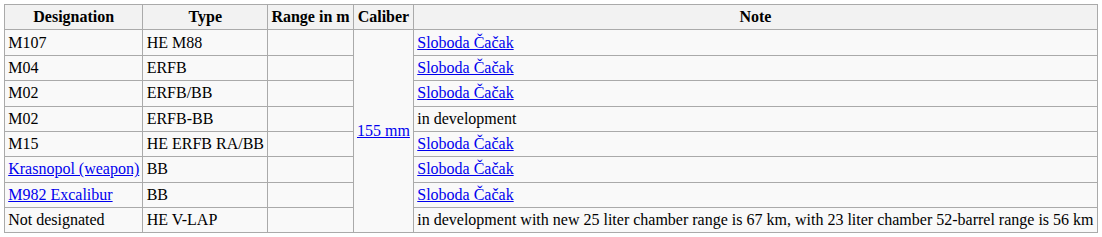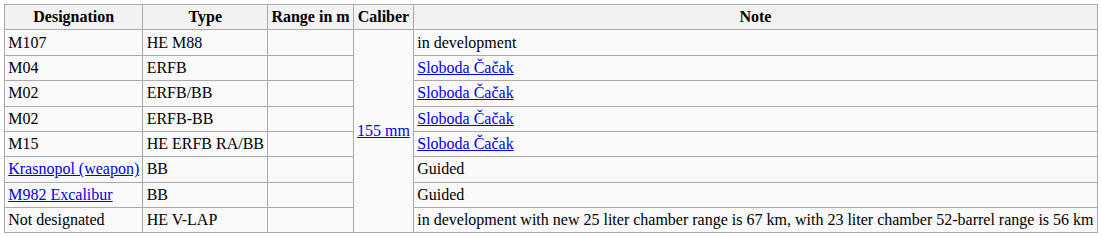(465, 42) Sloboda Čačak -> (467, 42) in development
(467, 118) in development -> (465, 118) Sloboda Čačak
(465, 169) Sloboda Čačak -> (441, 169) Guided
(465, 194) Sloboda Čačak -> (441, 194) Guided
